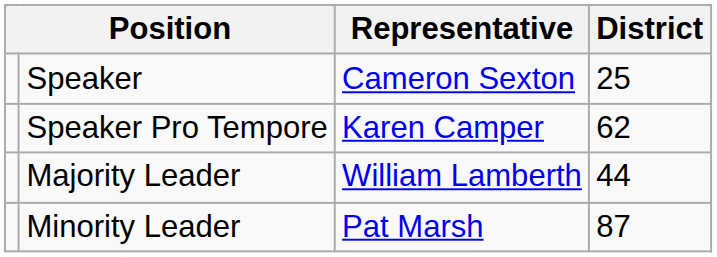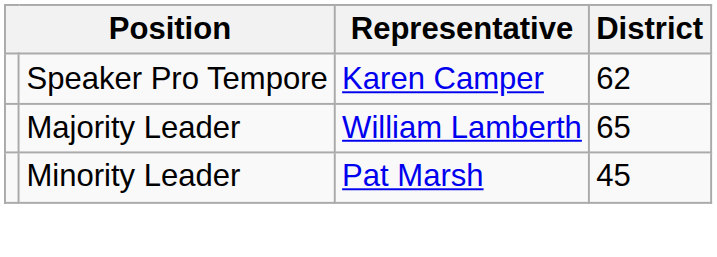- row: (84, 78)
(613, 176) 44 -> (613, 127) 65
(613, 226) 87 -> (613, 176) 45
